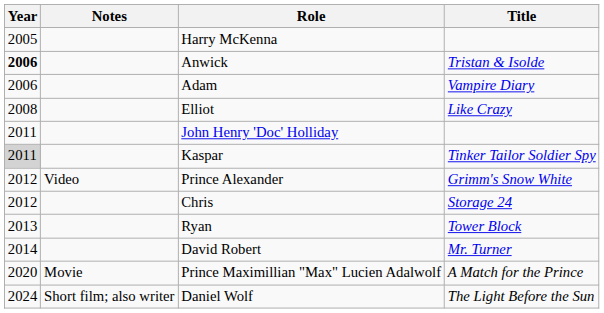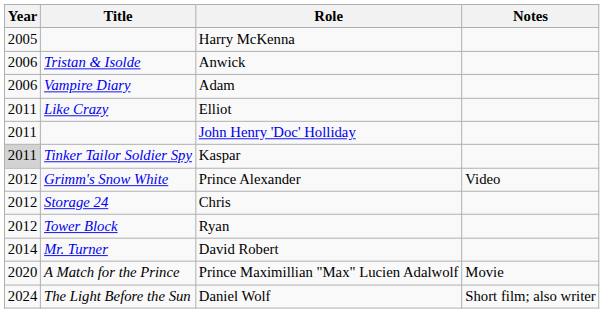columns swapped: (522, 16) <-> (109, 16)
(23, 62) bold -> (23, 62) normal
(23, 109) 2008 -> (22, 109) 2011
(23, 226) 2013 -> (23, 226) 2012
